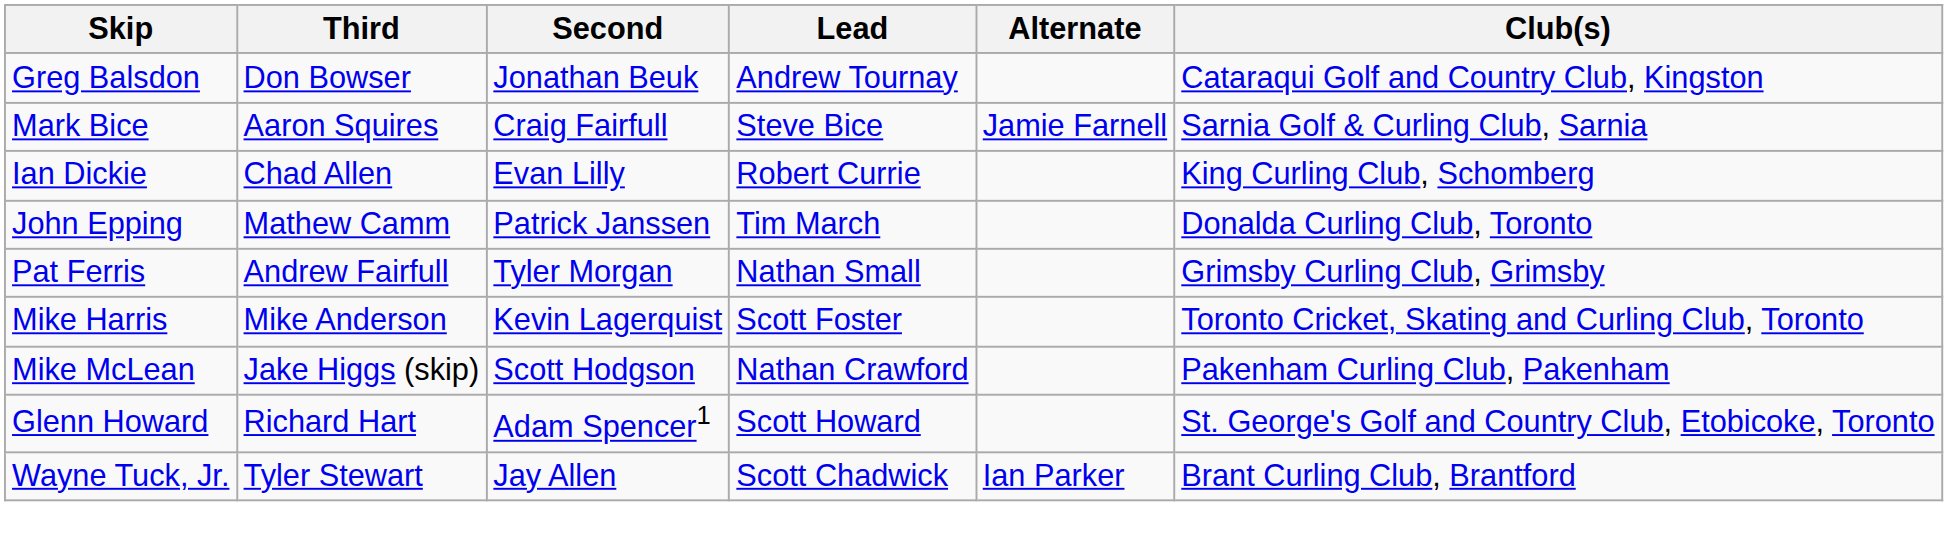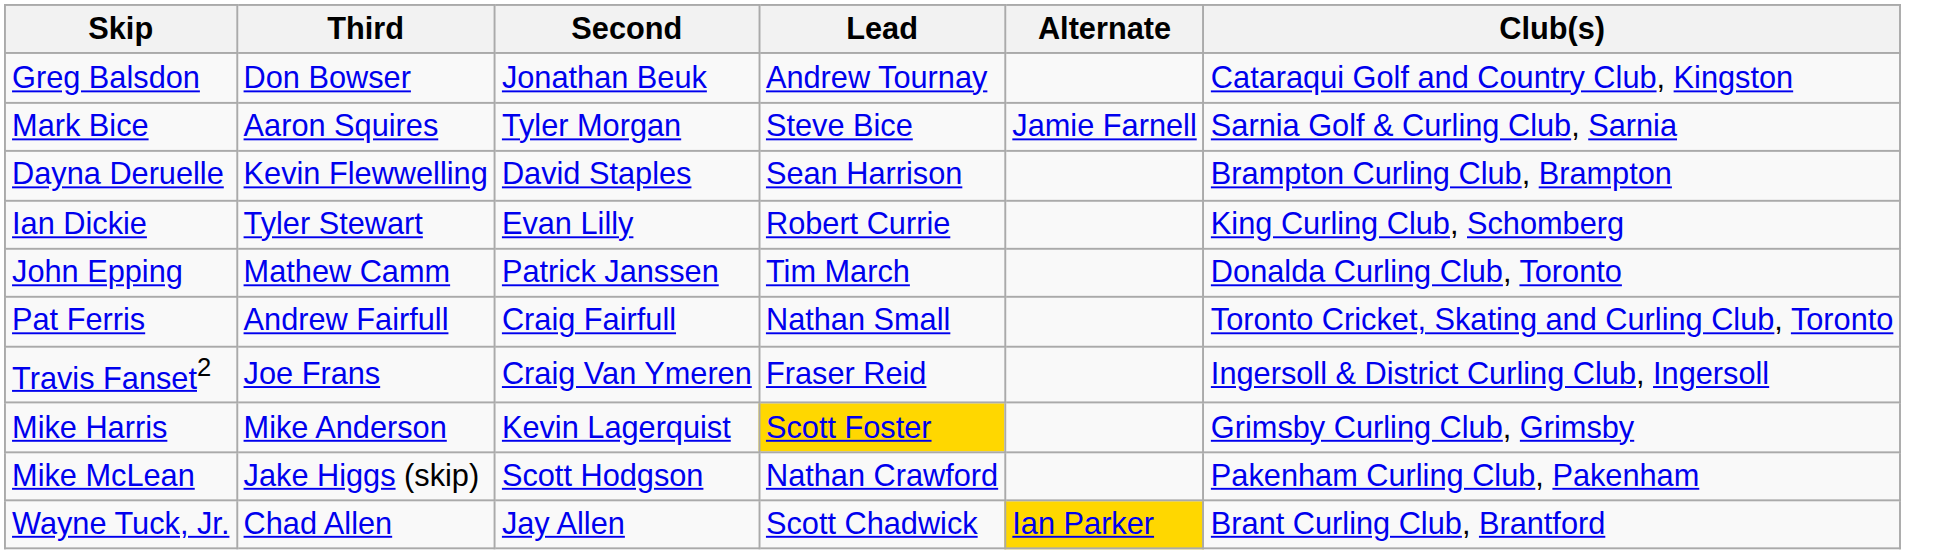(580, 126) Craig Fairfull -> (592, 126) Tyler Morgan
+ row: (118, 175)
(318, 175) Chad Allen -> (333, 223) Tyler Stewart
(583, 272) Tyler Morgan -> (589, 321) Craig Fairfull
(1393, 272) Grimsby Curling Club, Grimsby -> (1552, 321) Toronto Cricket, Skating and Curling Club, Toronto
+ row: (112, 374)
(819, 321) no background -> (849, 426) gold background
(1523, 321) Toronto Cricket, Skating and Curling Club, Toronto -> (1423, 426) Grimsby Curling Club, Grimsby
- row: (110, 422)
(333, 475) Tyler Stewart -> (318, 524) Chad Allen
(1054, 475) no background -> (1083, 524) gold background
